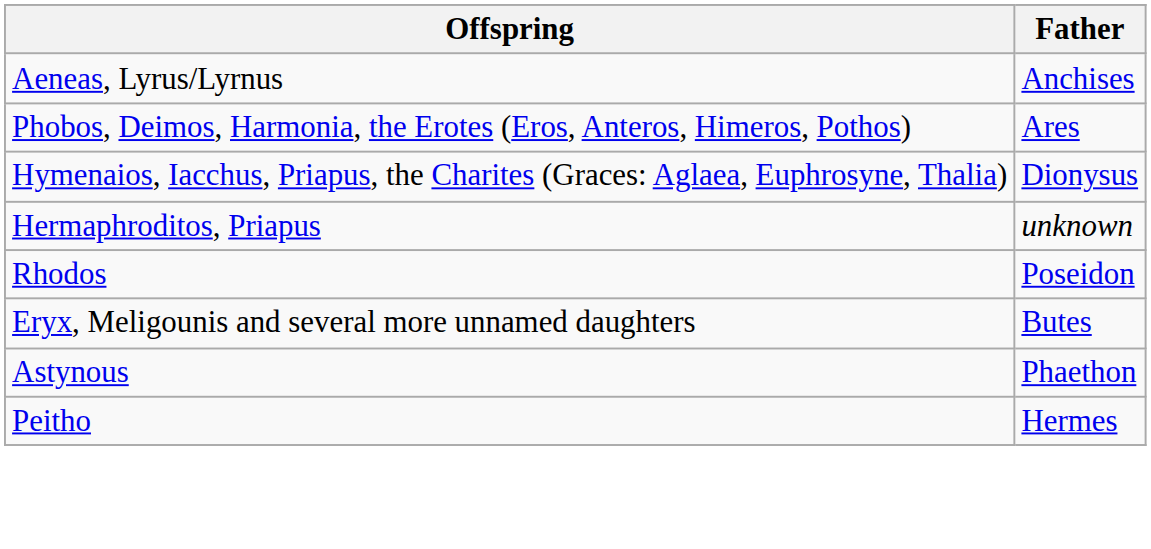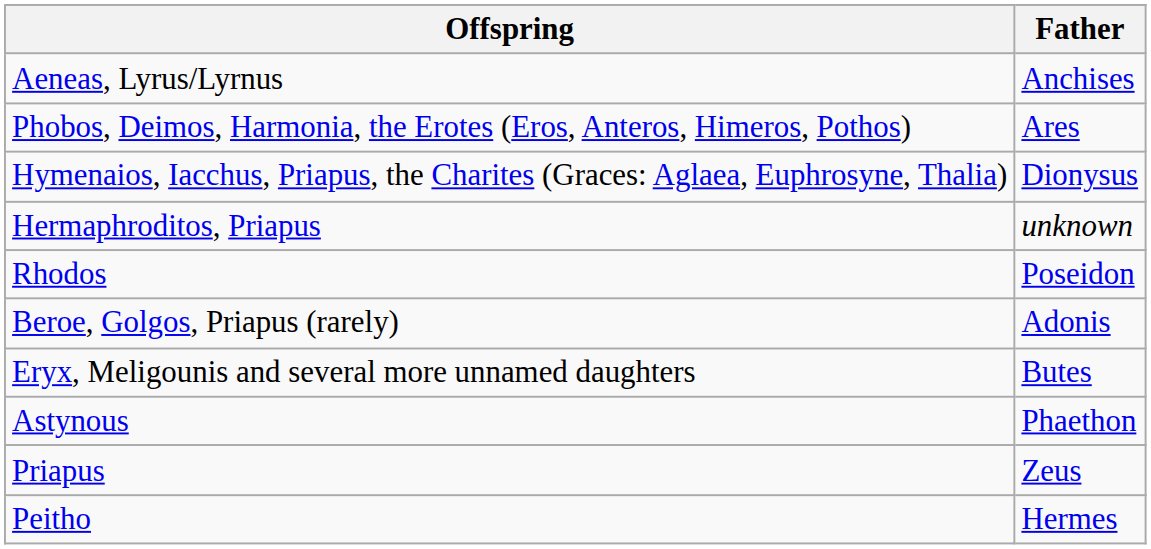+ row: (205, 322)
+ row: (58, 469)
